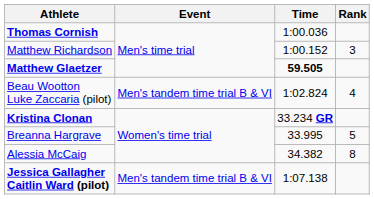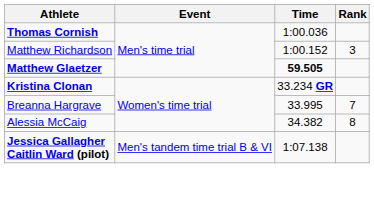- row: (59, 93)
(352, 136) 5 -> (352, 105) 7
